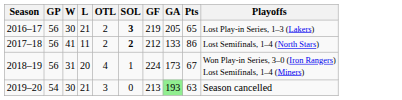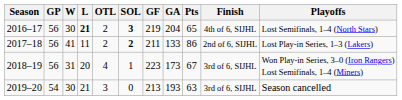+ column: (230, 12)
(85, 28) normal -> (85, 28) bold
(173, 28) 205 -> (173, 28) 204
(259, 29) Lost Play-in Series, 1–3 (Lakers) -> (320, 29) Lost Semifinals, 1–4 (North Stars)
(153, 44) 212 -> (153, 44) 211
(261, 45) Lost Semifinals, 1–4 (North Stars) -> (317, 45) Lost Play-in Series, 1–3 (Lakers)
(153, 66) 224 -> (153, 66) 223
(173, 87) lightgreen background -> (173, 87) no background
